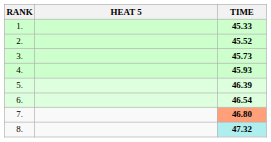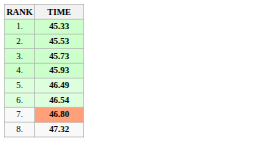- column: (126, 12)
(242, 41) 45.52 -> (59, 41) 45.53
(242, 85) 46.39 -> (59, 85) 46.49
(242, 130) paleturquoise background -> (59, 130) no background
